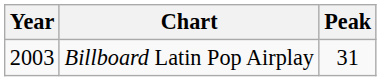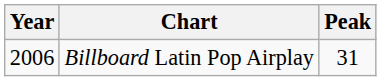(32, 57) 2003 -> (32, 57) 2006
